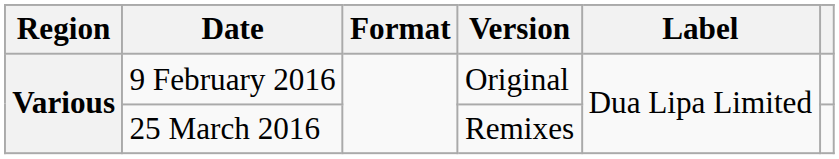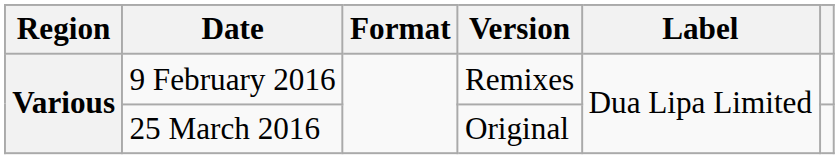(517, 78) Original -> (520, 78) Remixes
(520, 128) Remixes -> (517, 128) Original
